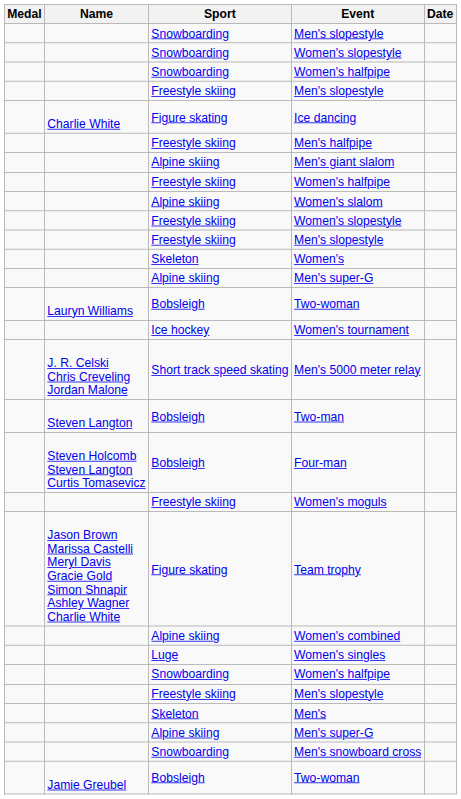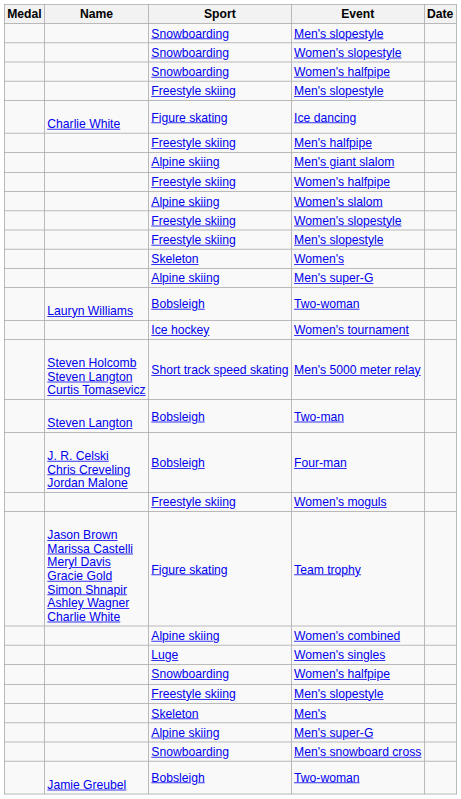(89, 377) J. R. Celski Chris Creveling Jordan Malone -> (96, 377) Steven Holcomb Steven Langton Curtis Tomasevicz
(96, 470) Steven Holcomb Steven Langton Curtis Tomasevicz -> (89, 470) J. R. Celski Chris Creveling Jordan Malone
